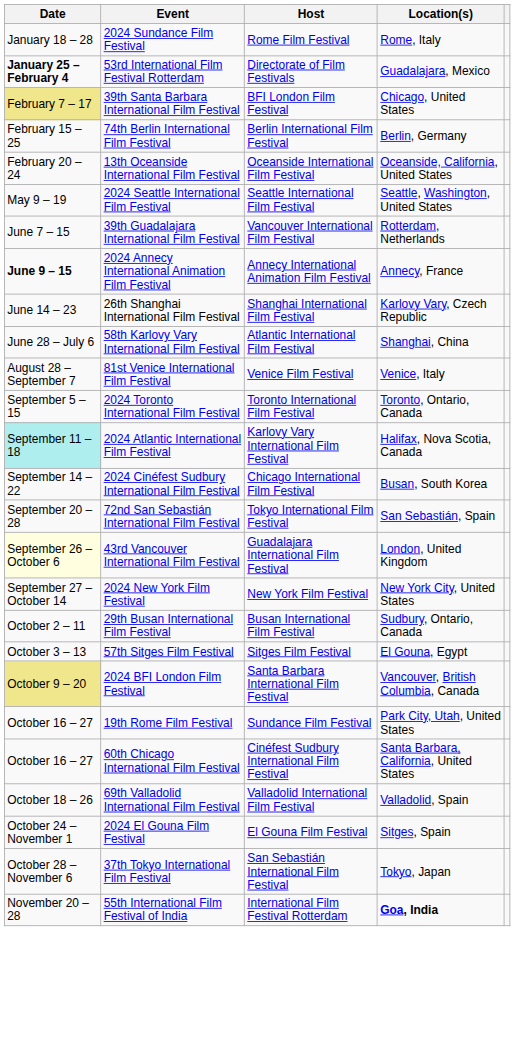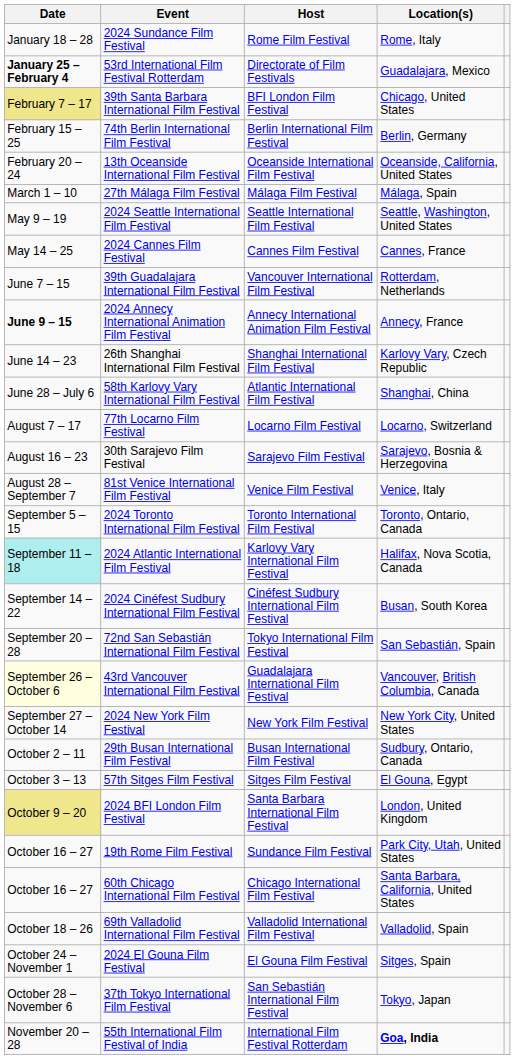+ row: (172, 194)
+ row: (152, 252)
+ row: (151, 426)
+ row: (153, 458)
(304, 484) Chicago International Film Festival -> (293, 606) Cinéfest Sudbury International Film Festival
(421, 555) London, United Kingdom -> (430, 684) Vancouver, British Columbia, Canada
(430, 684) Vancouver, British Columbia, Canada -> (421, 813) London, United Kingdom
(293, 762) Cinéfest Sudbury International Film Festival -> (304, 890) Chicago International Film Festival
